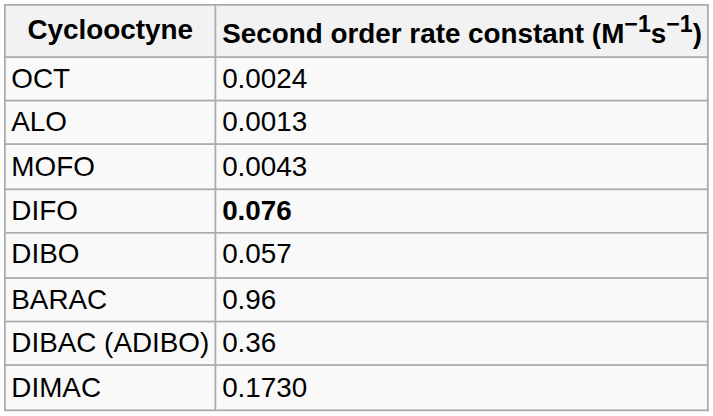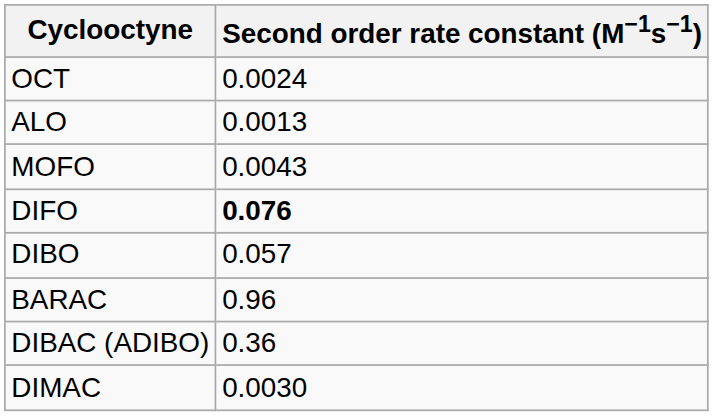(265, 387) 0.1730 -> (265, 387) 0.0030
